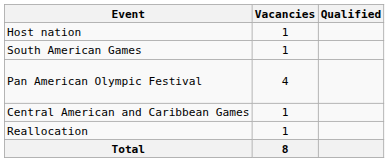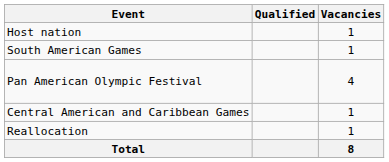columns swapped: (285, 14) <-> (351, 14)
